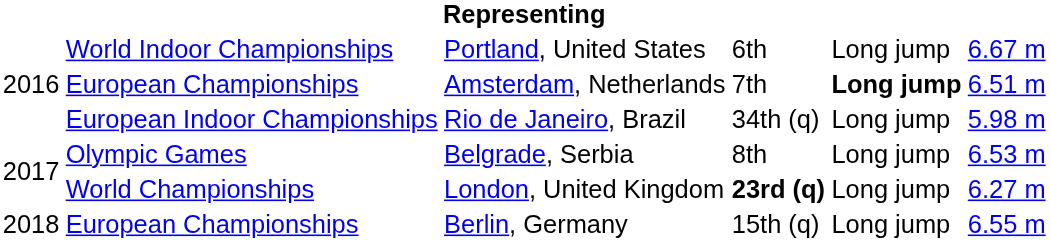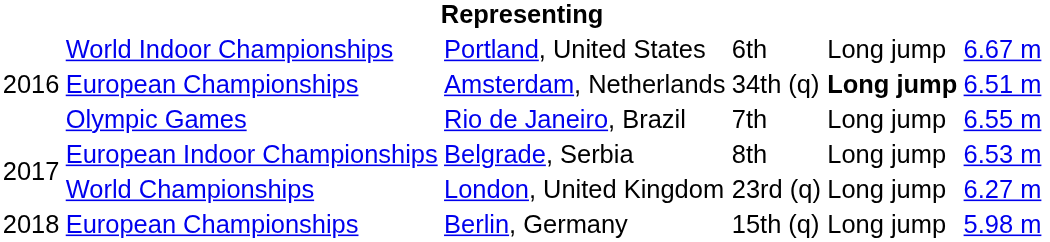(749, 84) 7th -> (776, 84) 34th (q)
(252, 119) European Indoor Championships -> (156, 119) Olympic Games
(776, 119) 34th (q) -> (749, 119) 7th
(1007, 119) 5.98 m -> (1002, 119) 6.55 m
(156, 154) Olympic Games -> (252, 154) European Indoor Championships
(778, 189) bold -> (776, 189) normal
(1007, 224) 6.55 m -> (1002, 224) 5.98 m
